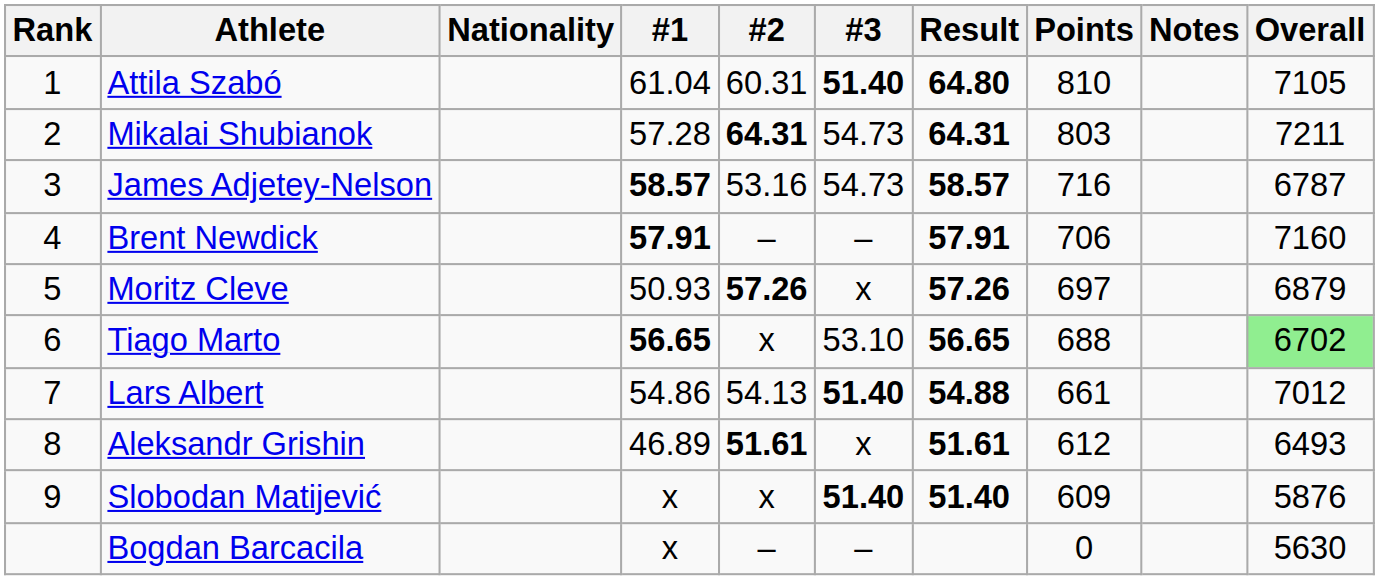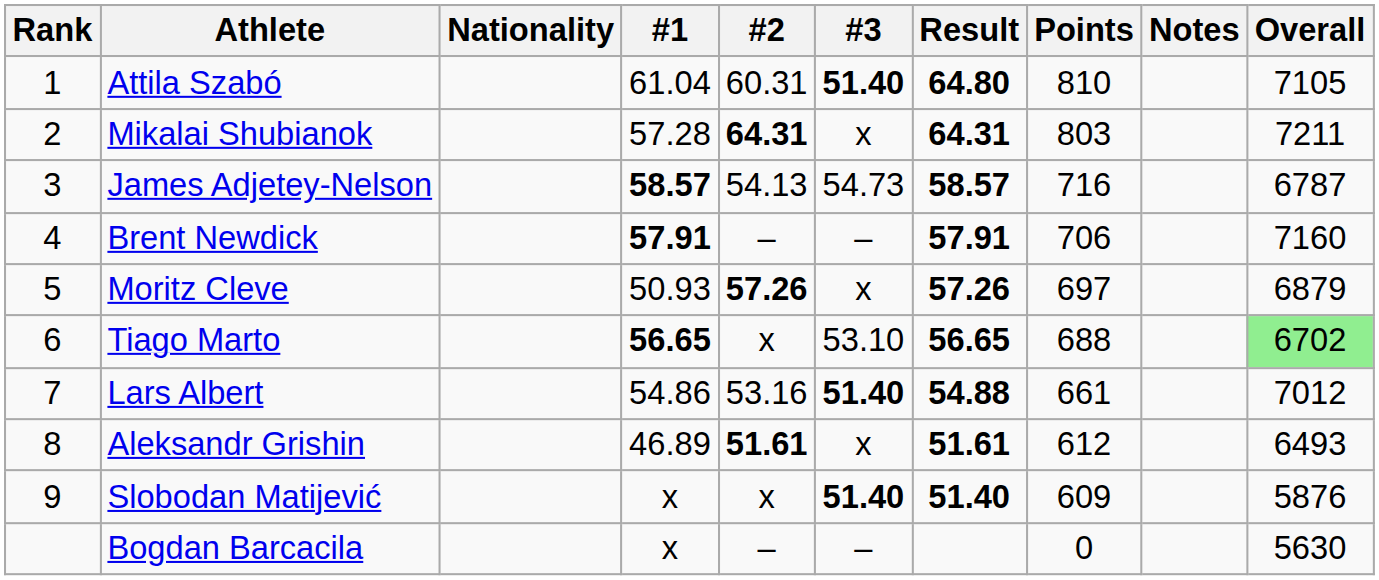(863, 133) 54.73 -> (863, 133) x
(767, 185) 53.16 -> (767, 185) 54.13
(767, 392) 54.13 -> (767, 392) 53.16
